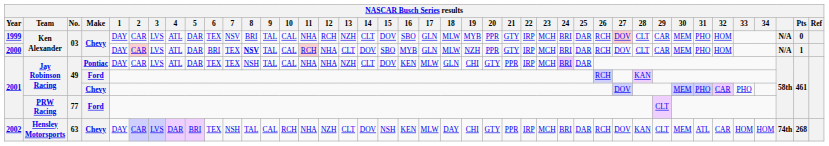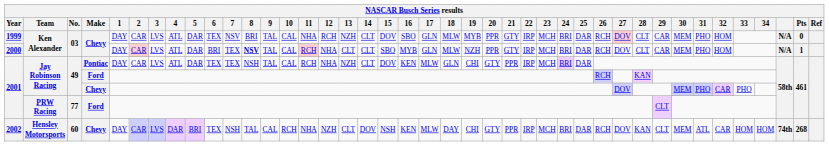(368, 50) DOV -> (368, 50) CLT
(309, 63) NHA -> (309, 63) RCH
(74, 129) 63 -> (74, 129) 60
